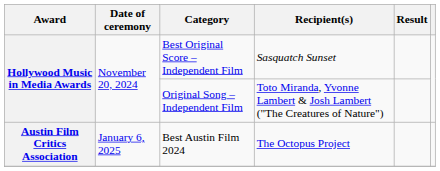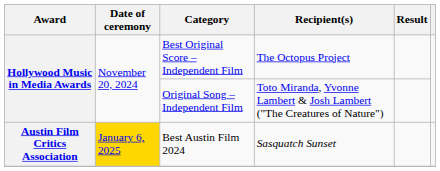(296, 57) Sasquatch Sunset -> (303, 57) The Octopus Project
(121, 144) no background -> (121, 144) gold background
(303, 144) The Octopus Project -> (296, 144) Sasquatch Sunset
